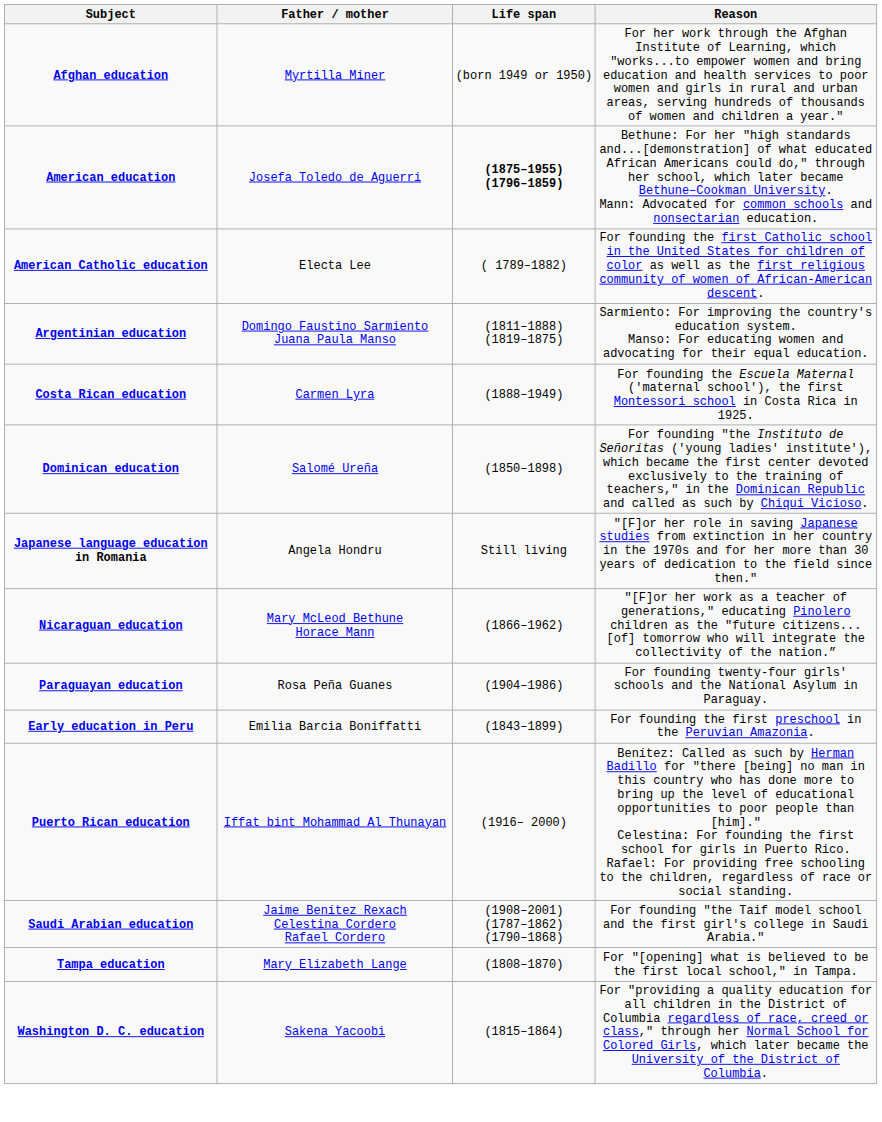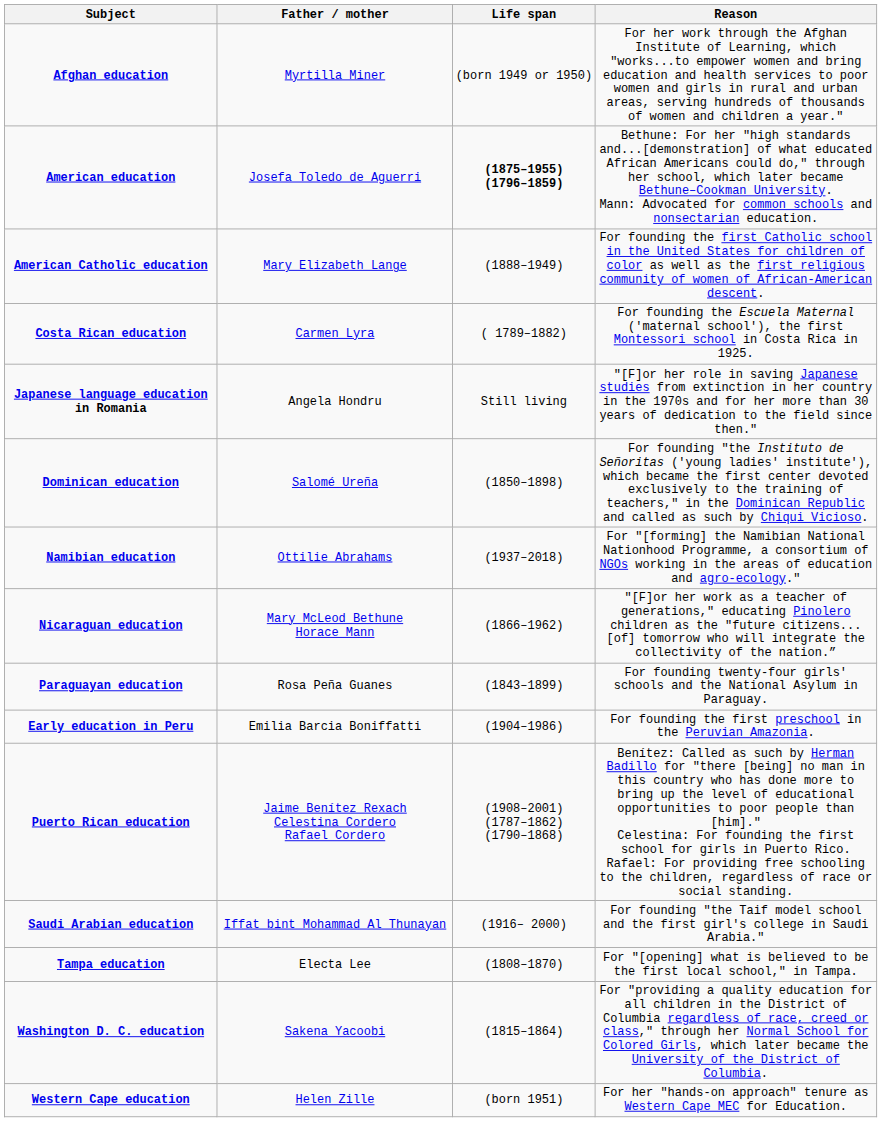(335, 266) Electa Lee -> (335, 266) Mary Elizabeth Lange
(524, 266) ( 1789–1882) -> (524, 266) (1888–1949)
- row: (111, 334)
(524, 395) (1888–1949) -> (524, 334) ( 1789–1882)
rows swapped: (111, 469) <-> (111, 551)
+ row: (111, 558)
(524, 686) (1904–1986) -> (524, 686) (1843–1899)
(524, 727) (1843–1899) -> (524, 727) (1904–1986)
(335, 822) Iffat bint Mohammad Al Thunayan -> (335, 822) Jaime Benítez Rexach Celestina Cordero Rafael Cordero
(524, 822) (1916– 2000) -> (524, 822) (1908–2001) (1787–1862) (1790–1868)
(335, 924) Jaime Benítez Rexach Celestina Cordero Rafael Cordero -> (335, 924) Iffat bint Mohammad Al Thunayan
(524, 924) (1908–2001) (1787–1862) (1790–1868) -> (524, 924) (1916– 2000)
(335, 965) Mary Elizabeth Lange -> (335, 965) Electa Lee
+ row: (111, 1100)
